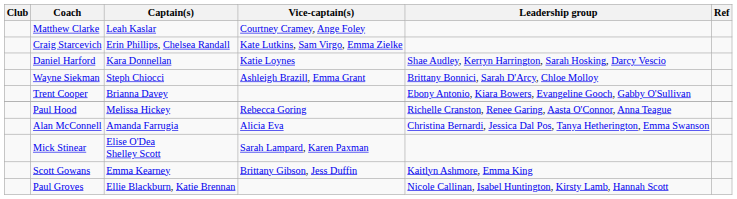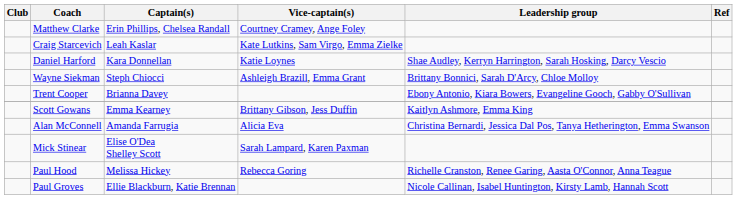(131, 28) Leah Kaslar -> (168, 28) Erin Phillips, Chelsea Randall
(168, 45) Erin Phillips, Chelsea Randall -> (131, 45) Leah Kaslar
rows swapped: (55, 110) <-> (62, 170)
